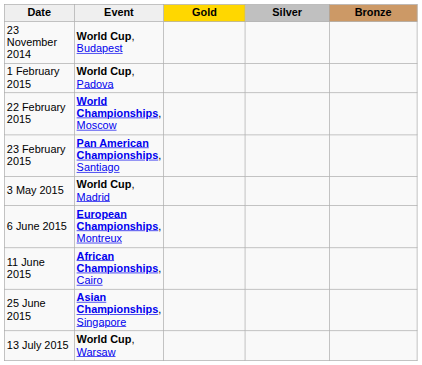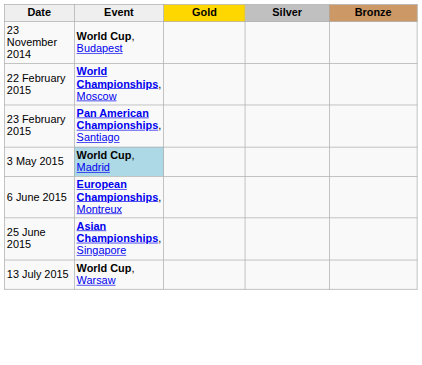- row: (33, 78)
(106, 191) no background -> (106, 161) lightblue background
- row: (26, 268)
